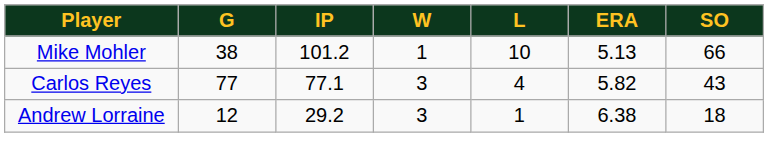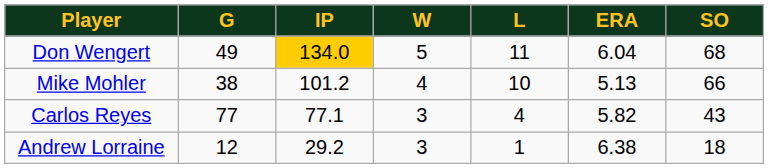+ row: (91, 52)
(422, 52) 1 -> (422, 83) 4
